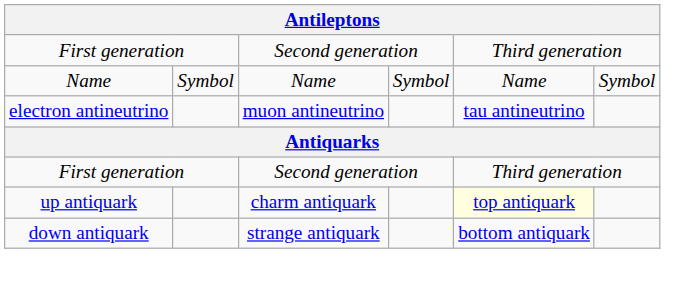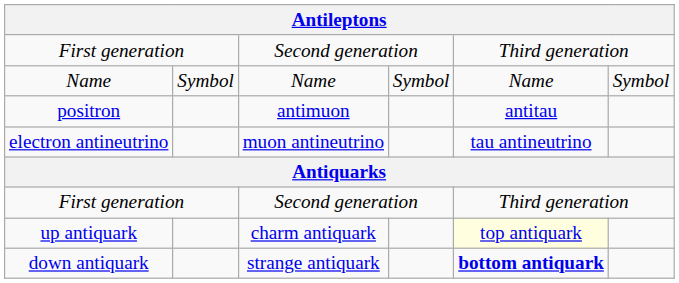+ row: (89, 111)
(524, 232) normal -> (531, 263) bold
